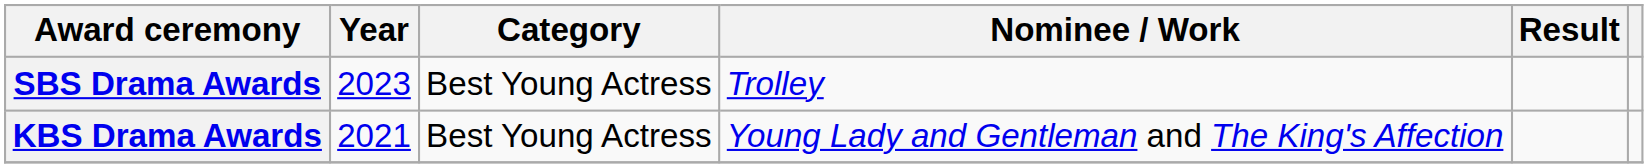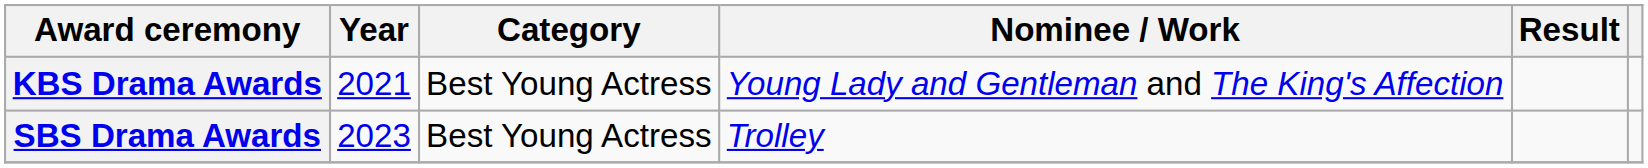rows swapped: (167, 135) <-> (167, 83)
